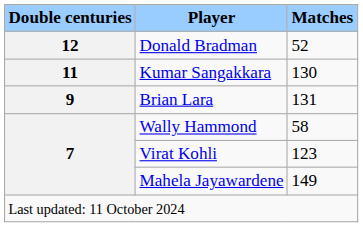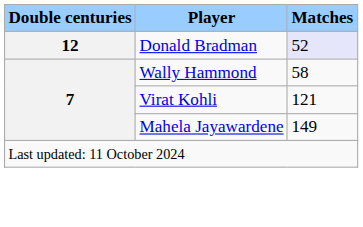(300, 45) no background -> (300, 45) lavender background
- row: (205, 72)
- row: (176, 99)
(304, 153) 123 -> (304, 99) 121
